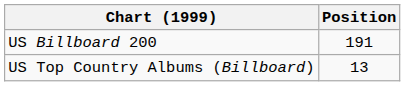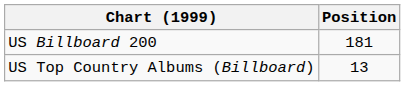(359, 42) 191 -> (359, 42) 181
